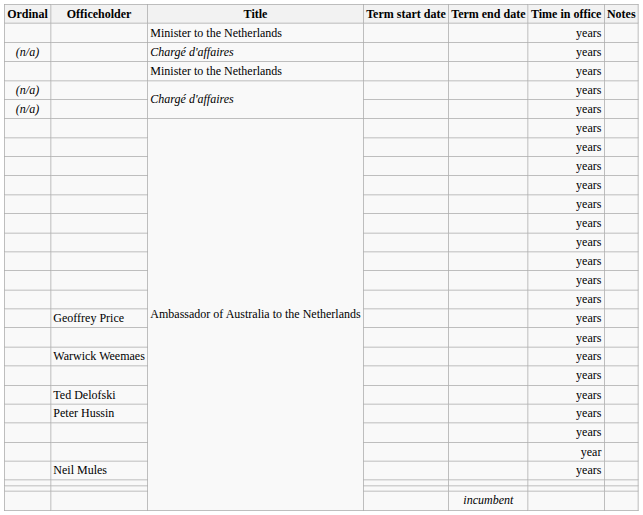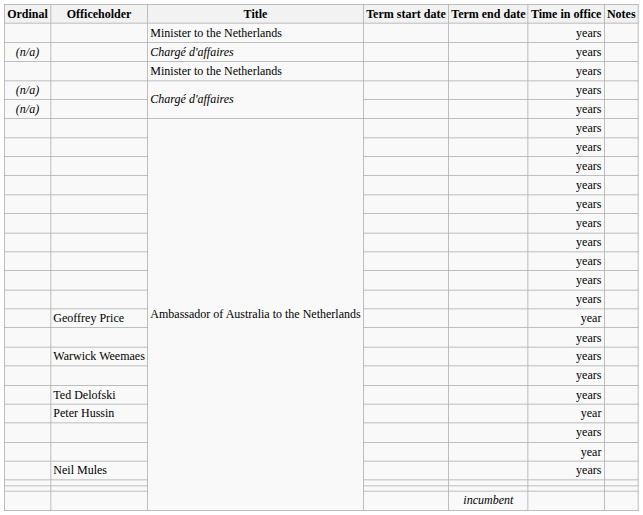(589, 318) years -> (591, 318) year
(589, 413) years -> (591, 413) year
